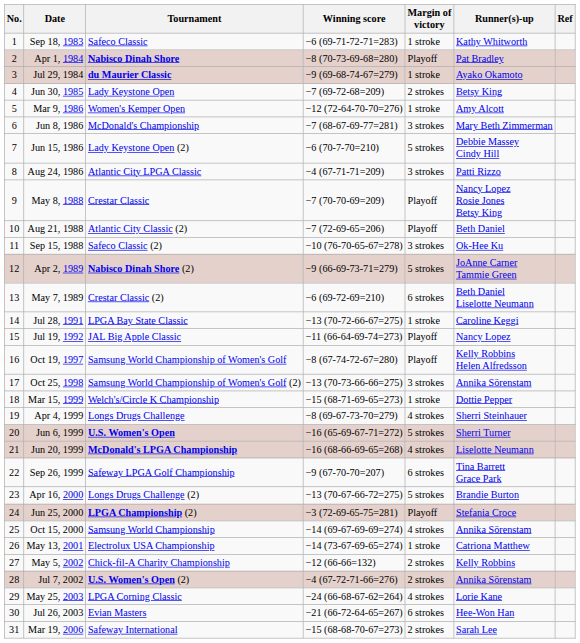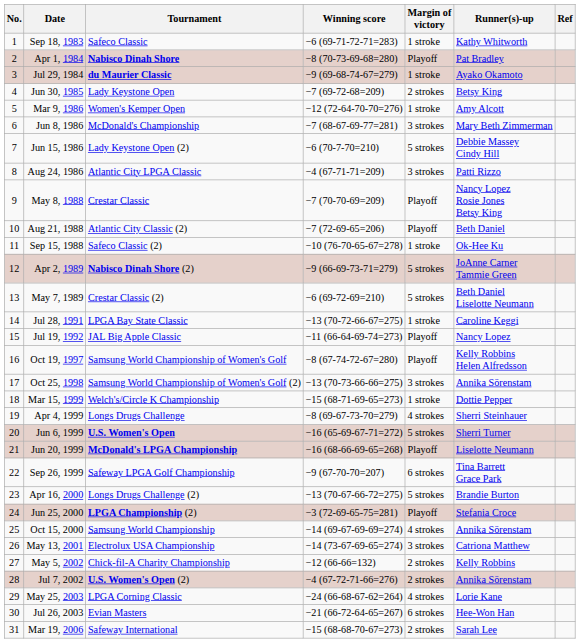(426, 246) 3 strokes -> (424, 246) 1 stroke
(426, 297) 6 strokes -> (426, 297) 5 strokes
(426, 450) 4 strokes -> (422, 450) Playoff
(424, 546) 1 stroke -> (426, 546) 3 strokes
